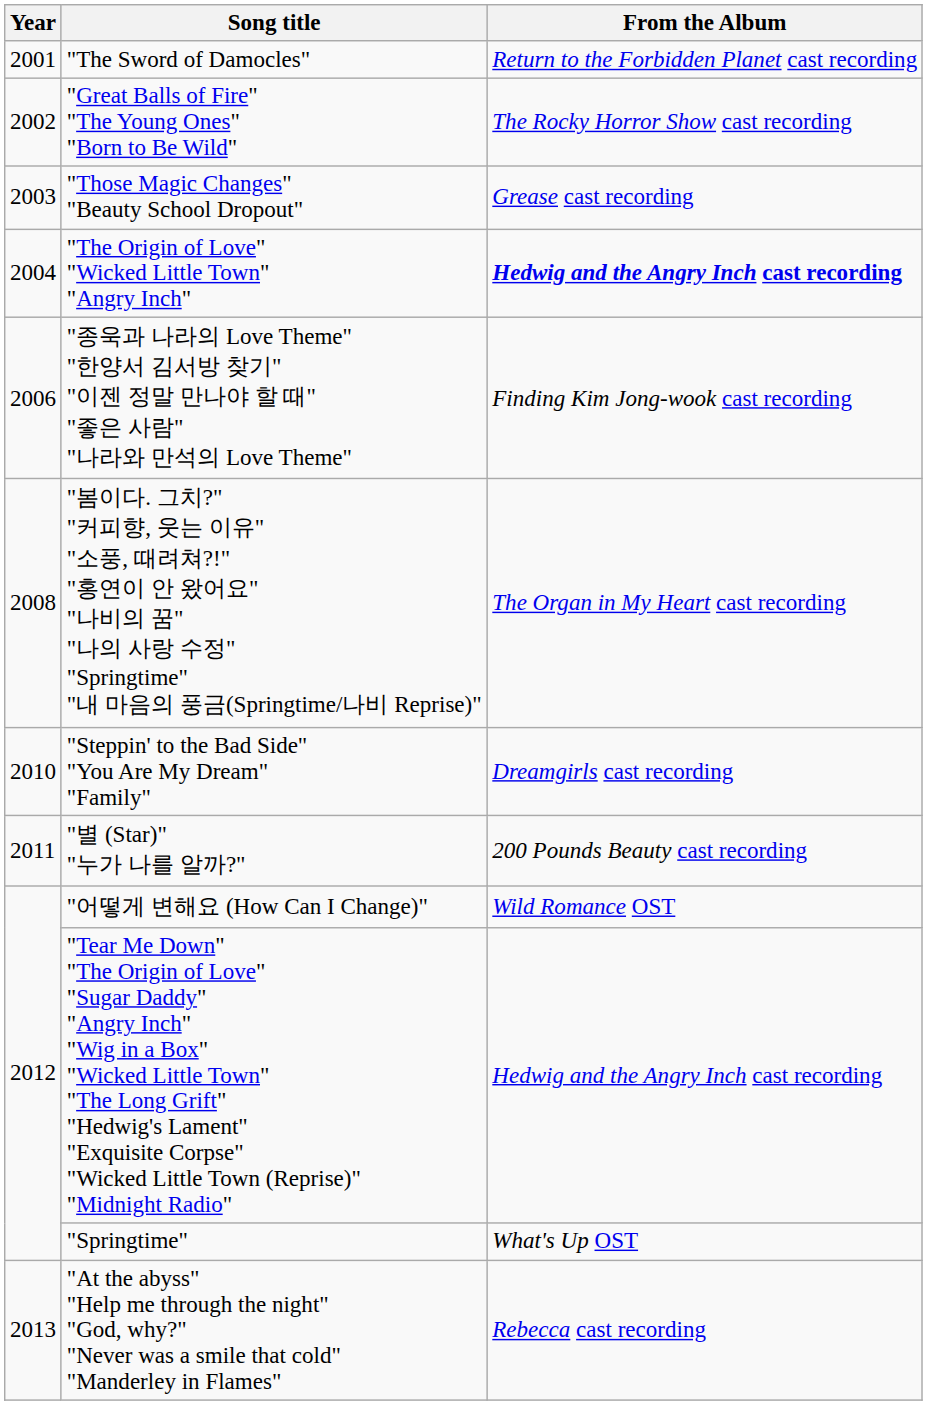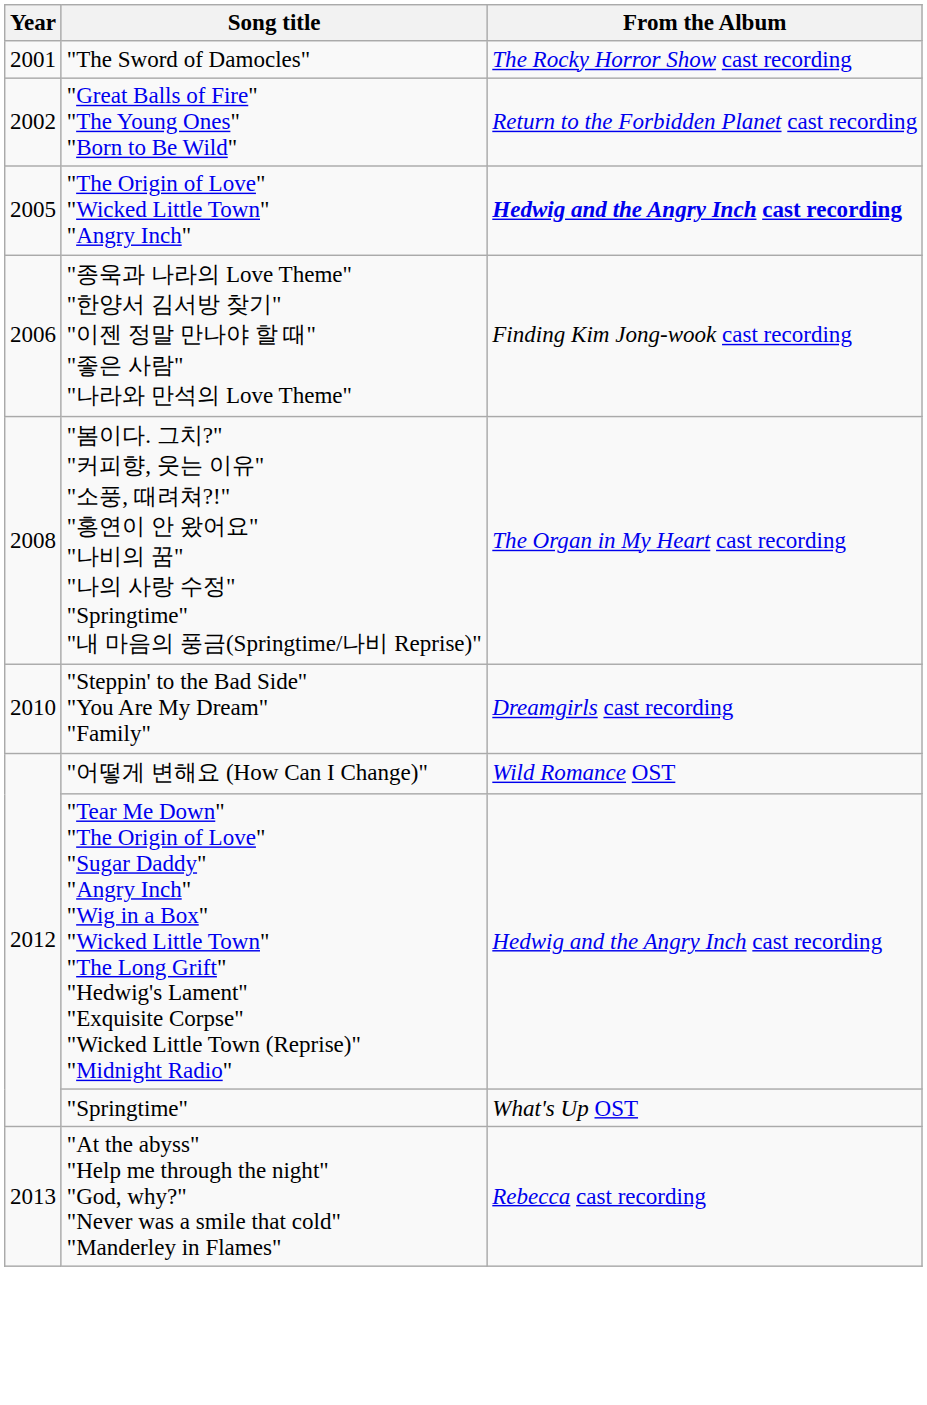(705, 59) Return to the Forbidden Planet cast recording -> (672, 59) The Rocky Horror Show cast recording
(672, 121) The Rocky Horror Show cast recording -> (705, 121) Return to the Forbidden Planet cast recording
- row: (185, 197)
(33, 272) 2004 -> (33, 210) 2005
- row: (156, 850)
